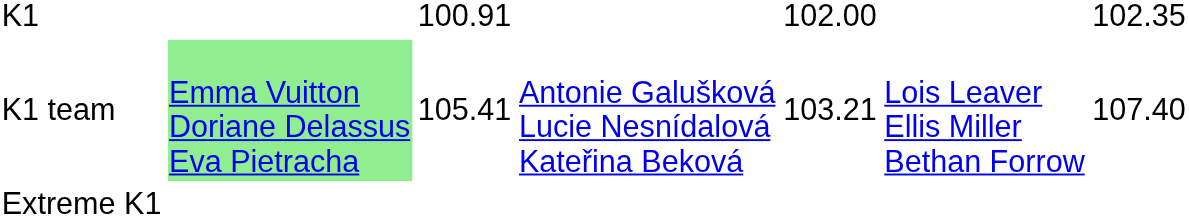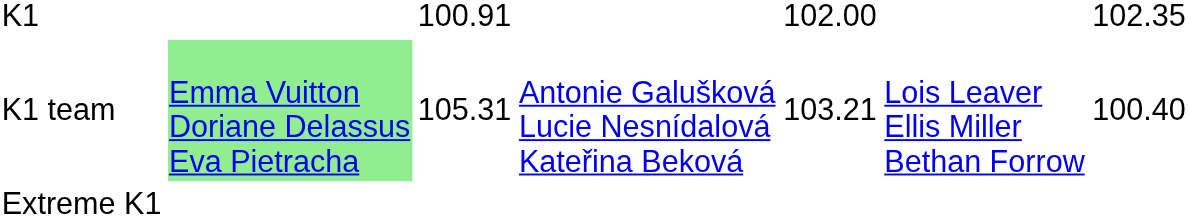(465, 110) 105.41 -> (465, 110) 105.31
(1139, 110) 107.40 -> (1139, 110) 100.40
